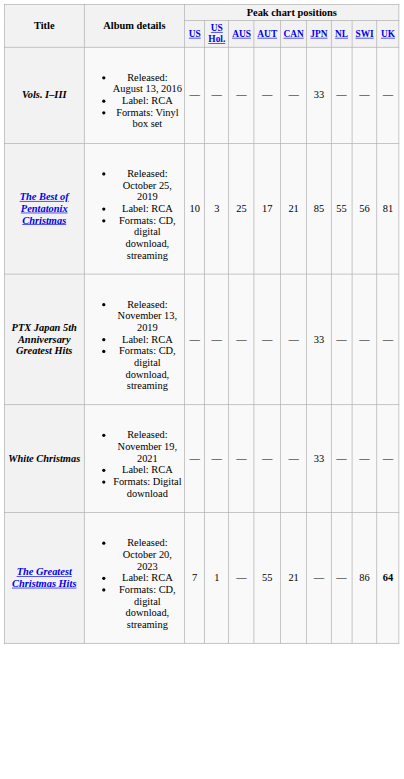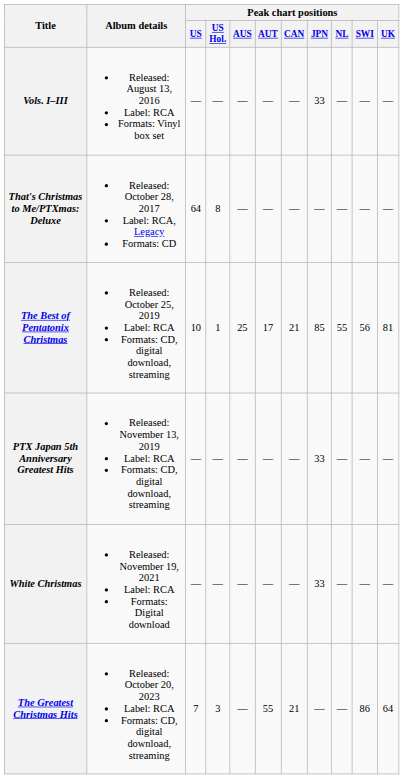+ row: (45, 208)
(217, 208) 3 -> (218, 327) 1
(217, 578) 1 -> (218, 708) 3
(388, 578) bold -> (388, 708) normal
